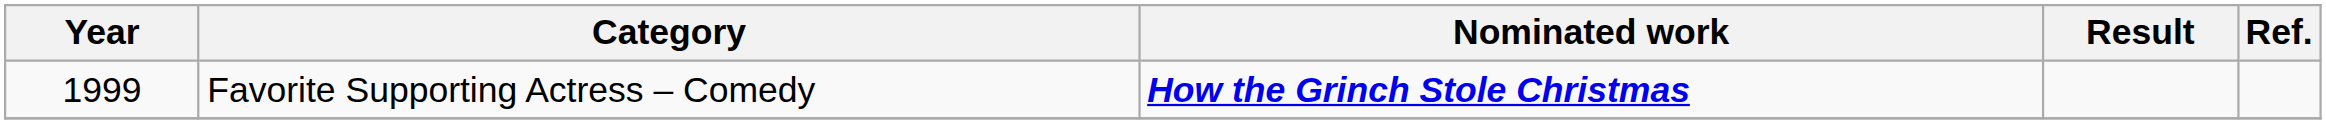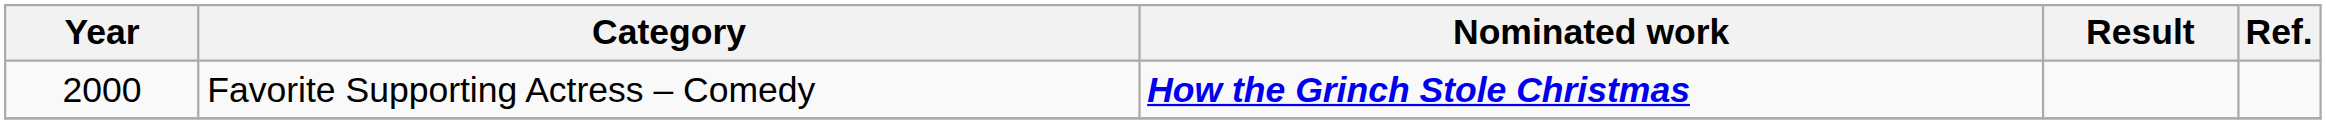(102, 88) 1999 -> (102, 88) 2000
